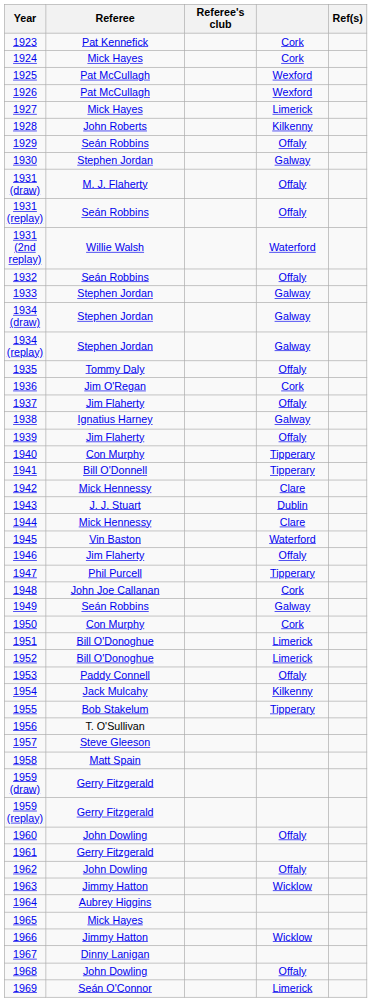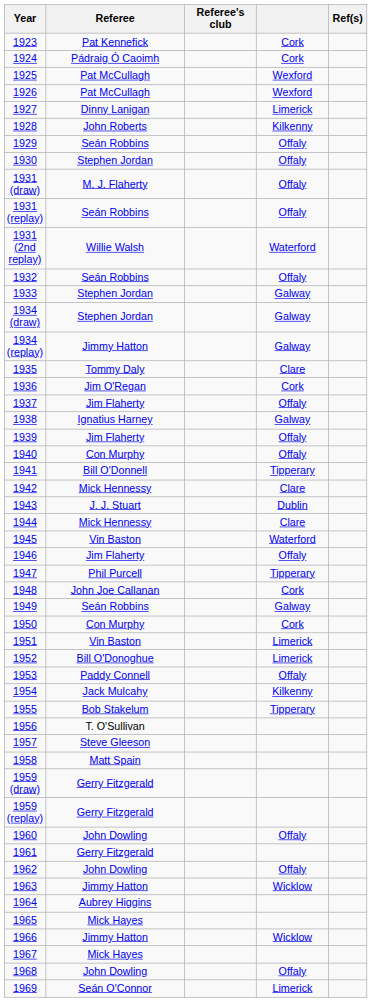(115, 59) Mick Hayes -> (115, 59) Pádraig Ó Caoimh
(115, 110) Mick Hayes -> (115, 110) Dinny Lanigan
(292, 161) Galway -> (292, 161) Offaly
(115, 346) Stephen Jordan -> (115, 346) Jimmy Hatton
(292, 369) Offaly -> (292, 369) Clare
(292, 454) Tipperary -> (292, 454) Offaly
(115, 641) Bill O'Donoghue -> (115, 641) Vin Baston
(115, 954) Dinny Lanigan -> (115, 954) Mick Hayes
